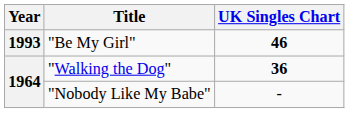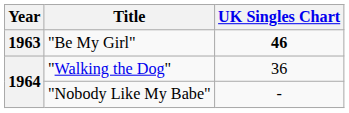(24, 42) 1993 -> (24, 42) 1963
(279, 68) bold -> (279, 68) normal
